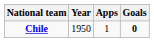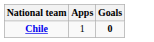- column: (81, 13)
